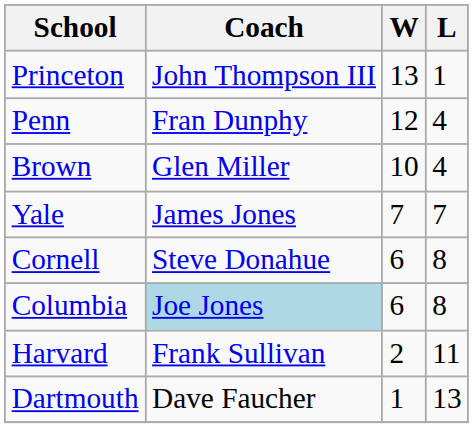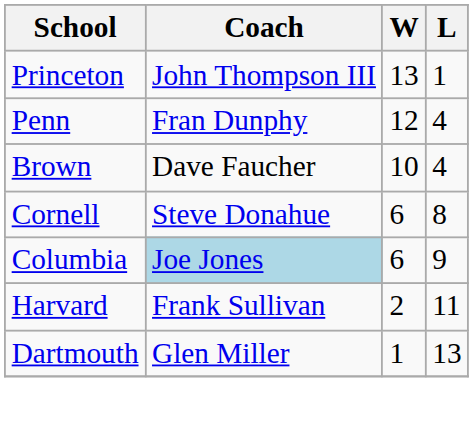(221, 167) Glen Miller -> (234, 167) Dave Faucher
- row: (38, 213)
(440, 306) 8 -> (440, 259) 9
(234, 399) Dave Faucher -> (221, 352) Glen Miller
